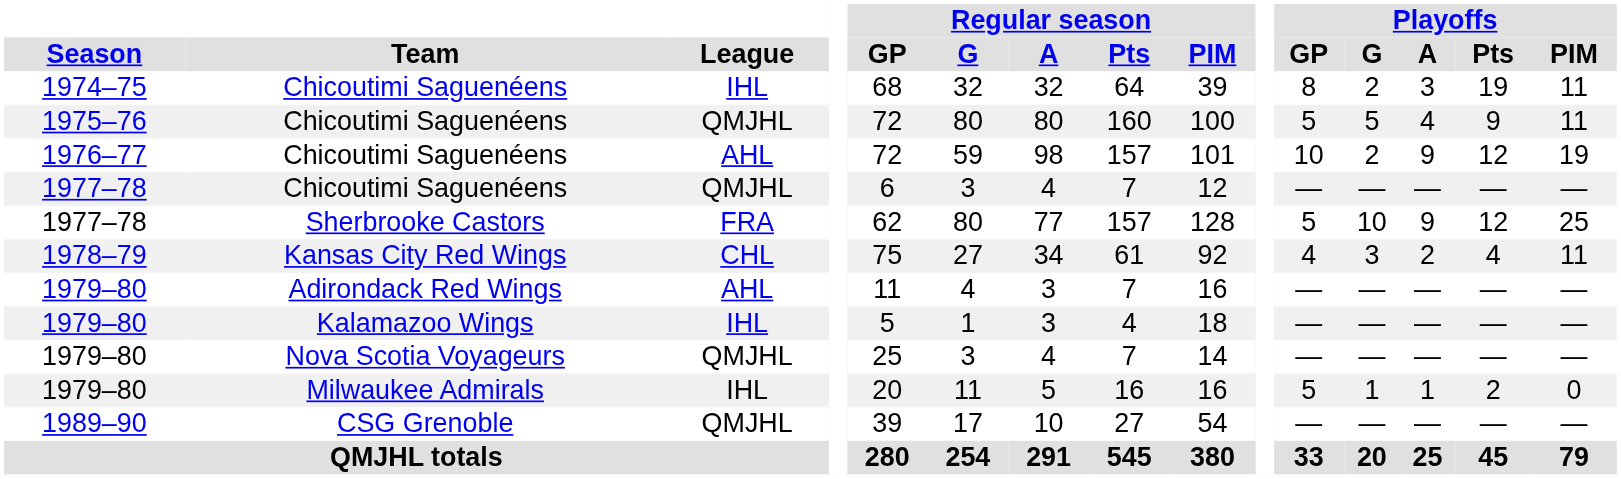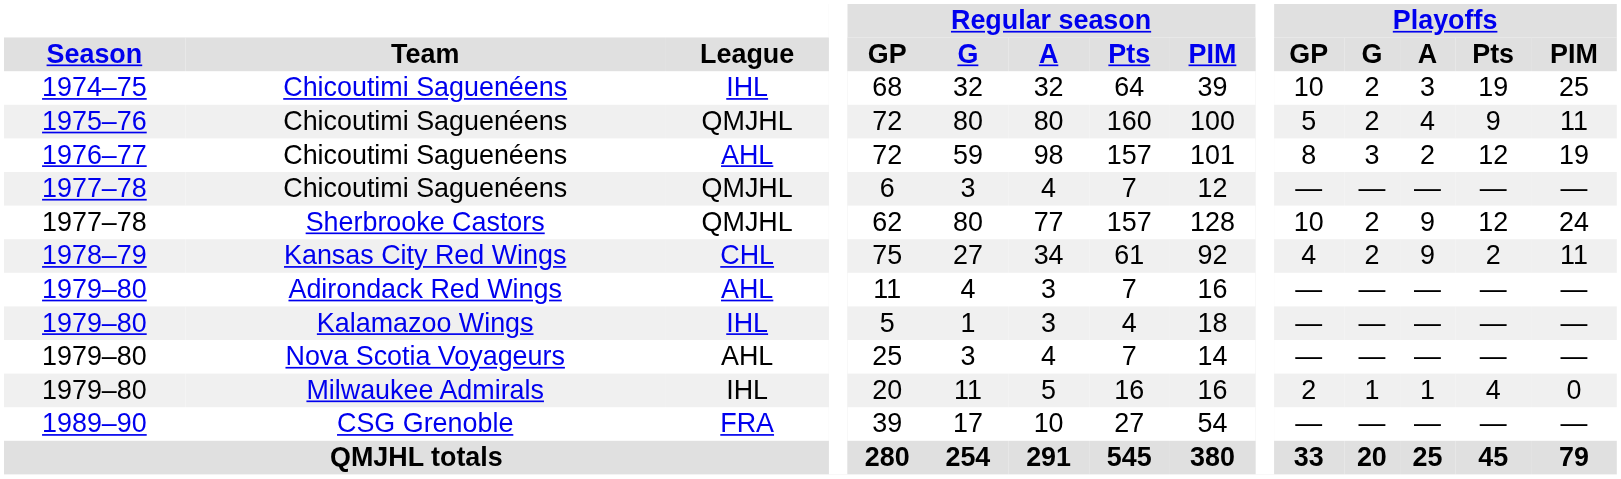(1309, 87) 8 -> (1309, 87) 10
(1574, 87) 11 -> (1574, 87) 25
(1372, 121) 5 -> (1372, 121) 2
(1309, 154) 10 -> (1309, 154) 8
(1372, 154) 2 -> (1372, 154) 3
(1428, 154) 9 -> (1428, 154) 2
(747, 222) FRA -> (747, 222) QMJHL
(1309, 222) 5 -> (1309, 222) 10
(1372, 222) 10 -> (1372, 222) 2
(1574, 222) 25 -> (1574, 222) 24
(1372, 255) 3 -> (1372, 255) 2
(1428, 255) 2 -> (1428, 255) 9
(1493, 255) 4 -> (1493, 255) 2
(747, 356) QMJHL -> (747, 356) AHL
(1309, 390) 5 -> (1309, 390) 2
(1493, 390) 2 -> (1493, 390) 4
(747, 423) QMJHL -> (747, 423) FRA
